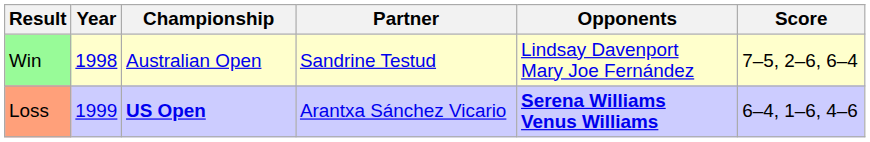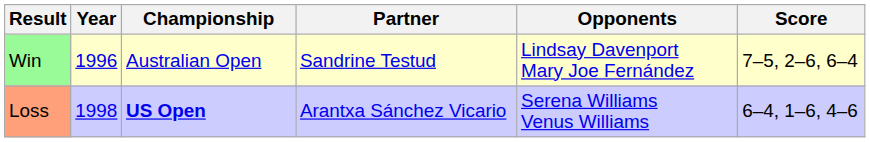(96, 60) 1998 -> (96, 60) 1996
(96, 111) 1999 -> (96, 111) 1998
(593, 111) bold -> (589, 111) normal
